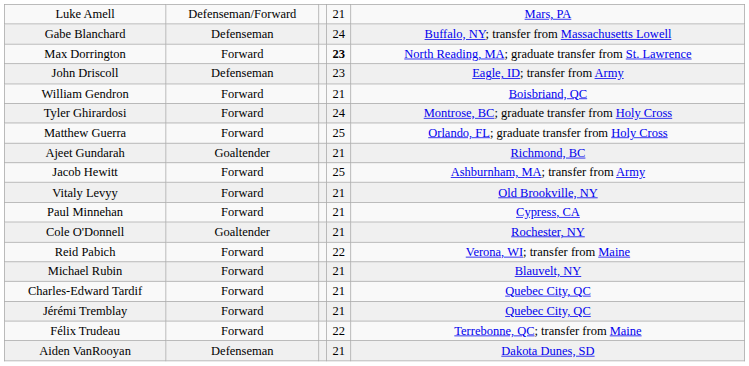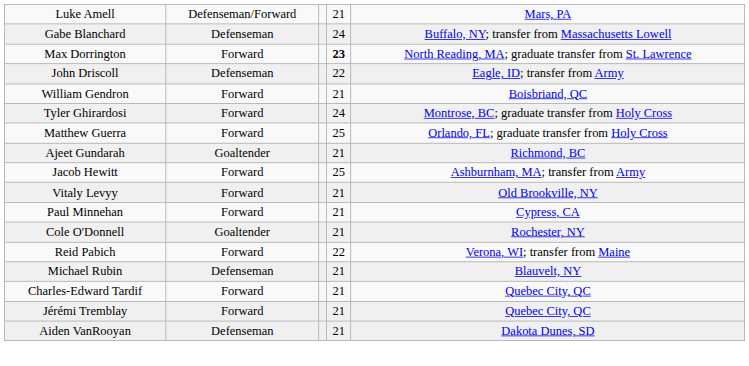(339, 73) 23 -> (339, 73) 22
(242, 271) Forward -> (242, 271) Defenseman
- row: (85, 331)
